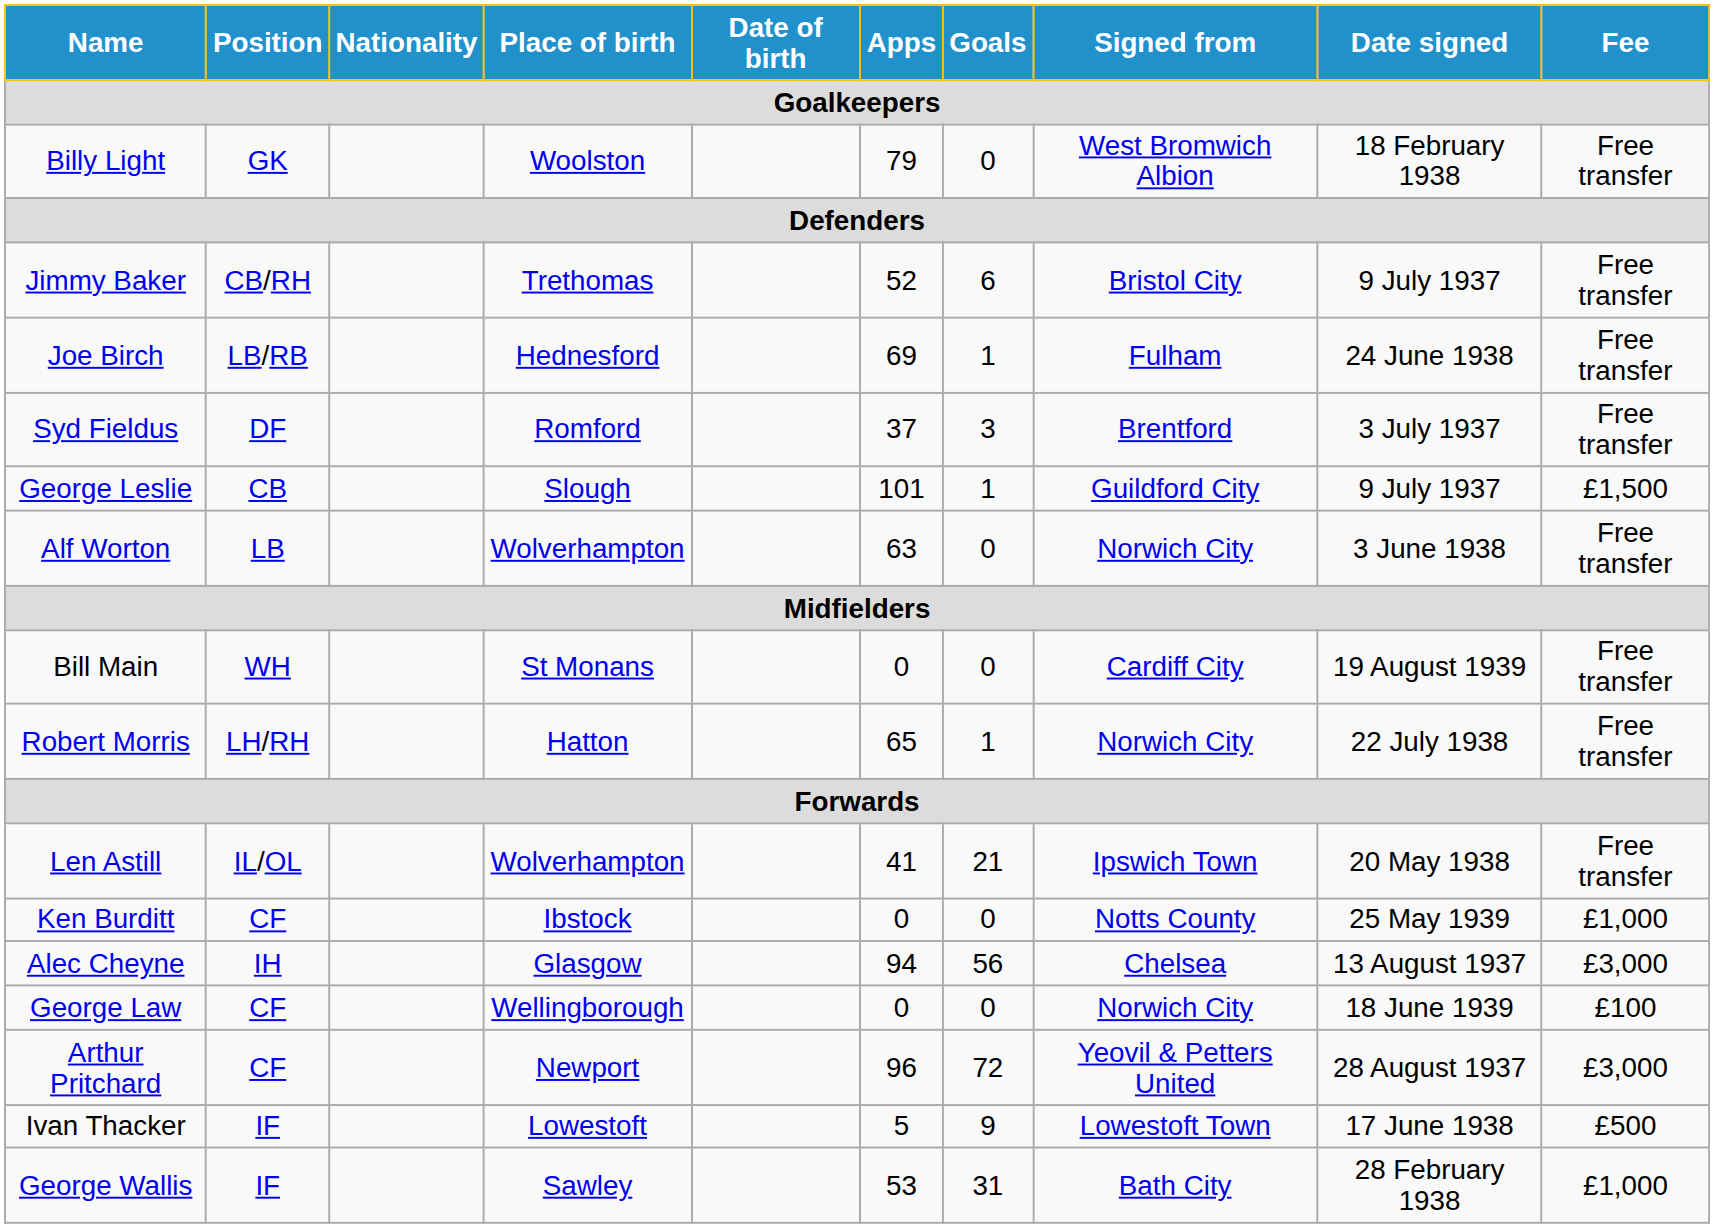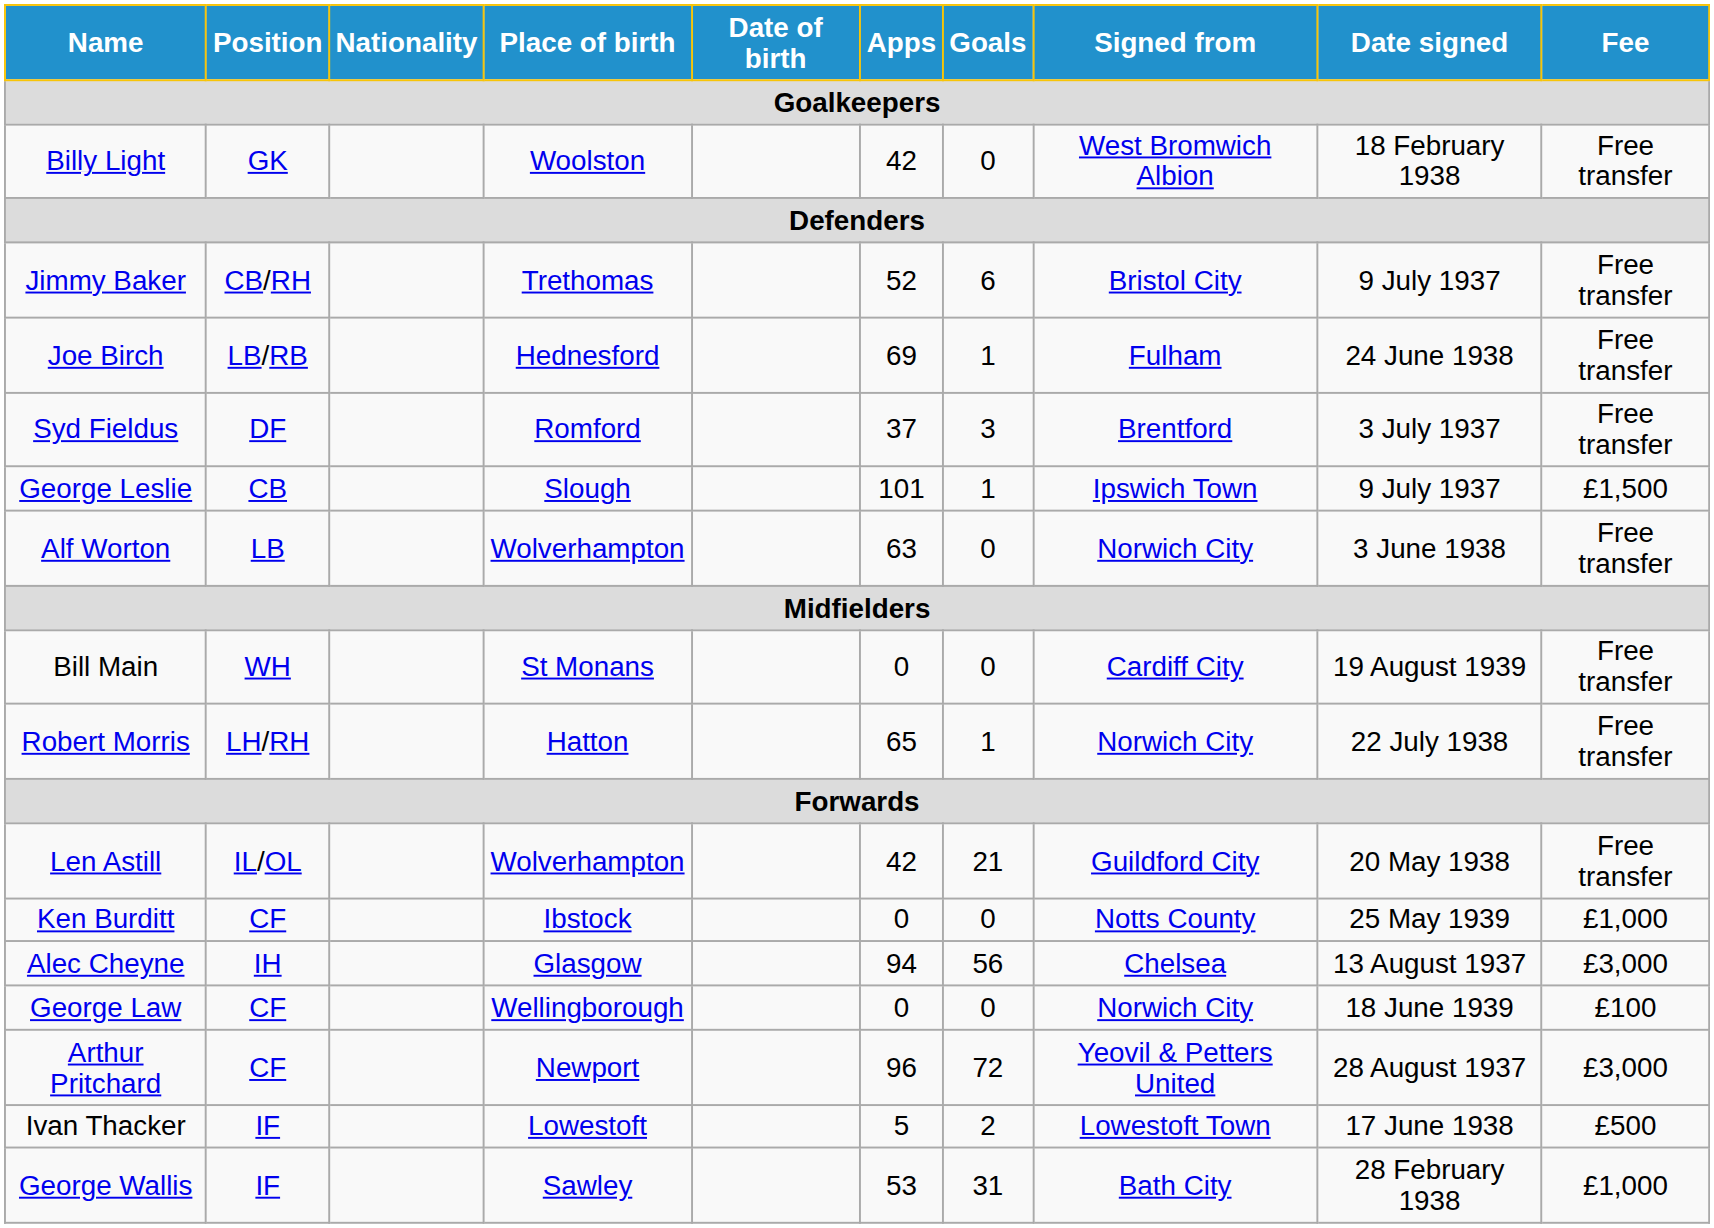(902, 161) 79 -> (902, 161) 42
(1175, 489) Guildford City -> (1175, 489) Ipswich Town
(902, 861) 41 -> (902, 861) 42
(1175, 861) Ipswich Town -> (1175, 861) Guildford City
(988, 1126) 9 -> (988, 1126) 2
